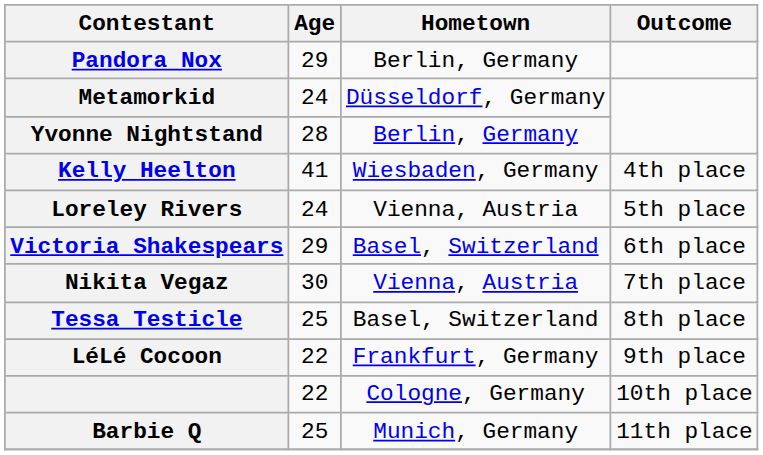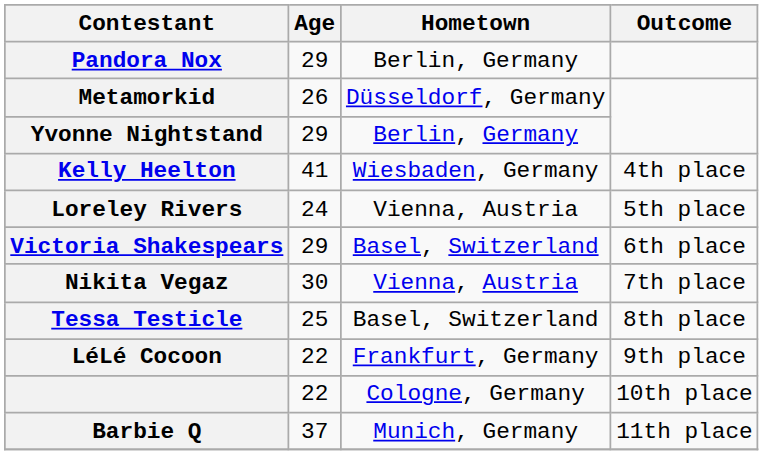(315, 98) 24 -> (315, 98) 26
(315, 135) 28 -> (315, 135) 29
(315, 431) 25 -> (315, 431) 37
